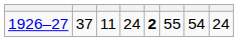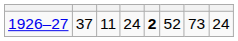(172, 23) 55 -> (172, 23) 52
(197, 23) 54 -> (197, 23) 73
